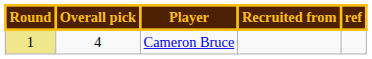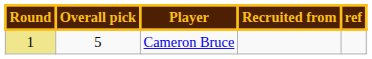(98, 42) 4 -> (98, 42) 5
